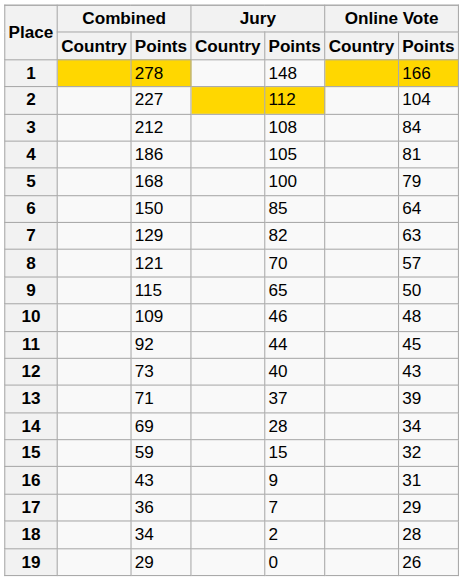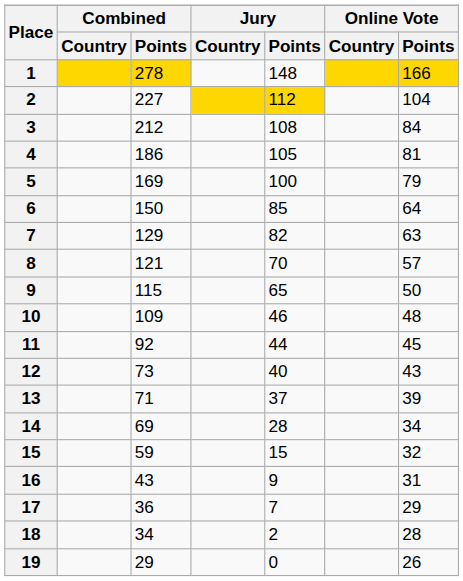(149, 181) 168 -> (149, 181) 169
